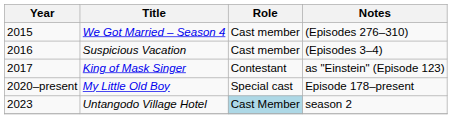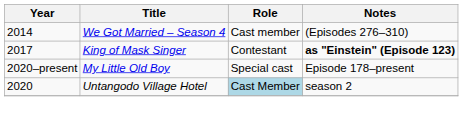(20, 31) 2015 -> (20, 31) 2014
- row: (134, 50)
(375, 68) normal -> (380, 50) bold
(20, 104) 2023 -> (20, 86) 2020
